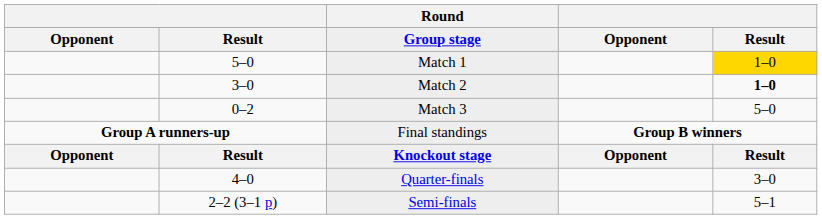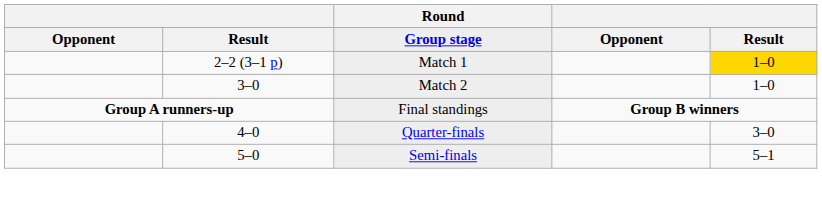(243, 62) 5–0 -> (248, 62) 2–2 (3–1 p)
(765, 86) bold -> (764, 86) normal
- row: (442, 109)
- row: (442, 156)
(243, 202) 2–2 (3–1 p) -> (248, 156) 5–0
